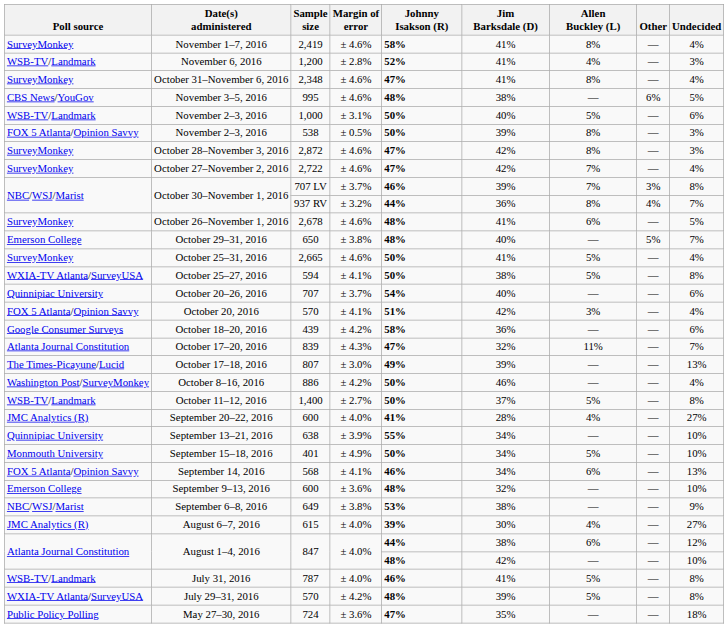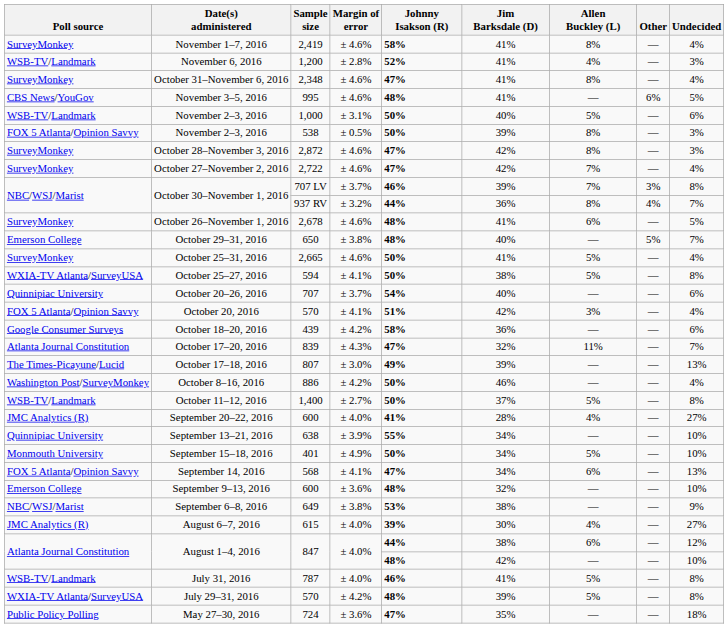(506, 97) 38% -> (506, 97) 41%
(395, 471) 46% -> (395, 471) 47%
